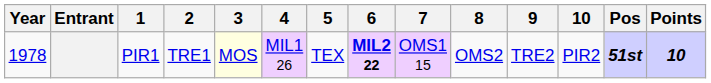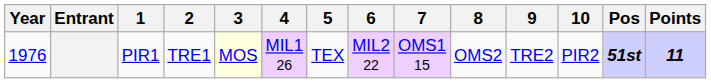(27, 55) 1978 -> (27, 55) 1976
(372, 55) bold -> (371, 55) normal
(676, 55) 10 -> (675, 55) 11
